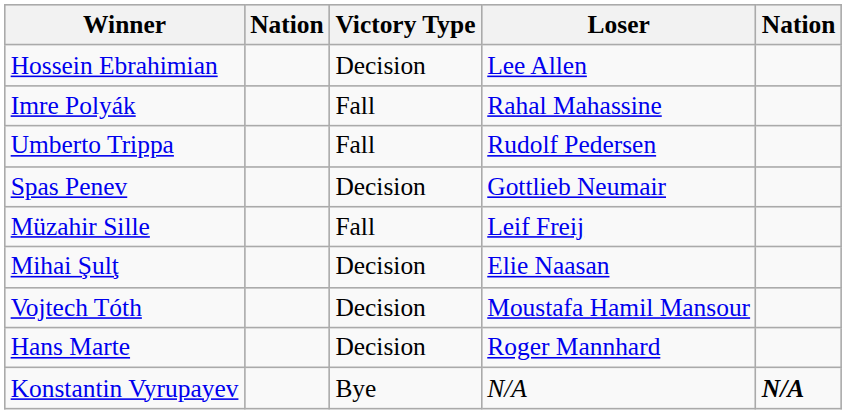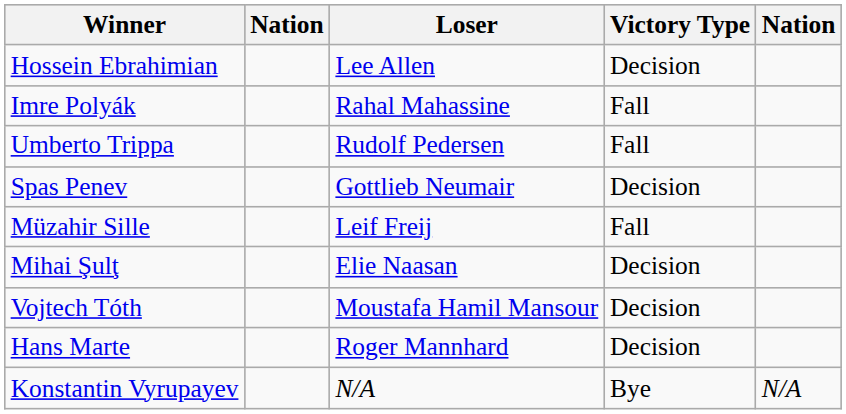columns swapped: (405, 24) <-> (619, 24)
(783, 387) bold -> (782, 387) normal
